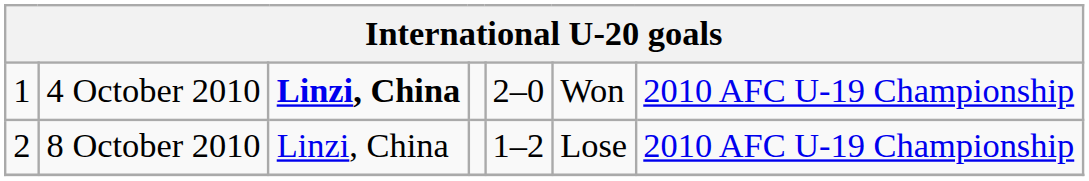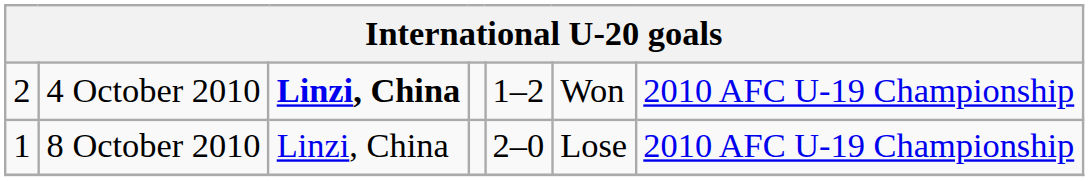(22, 90) 1 -> (22, 90) 2
(518, 90) 2–0 -> (518, 90) 1–2
(22, 146) 2 -> (22, 146) 1
(518, 146) 1–2 -> (518, 146) 2–0
